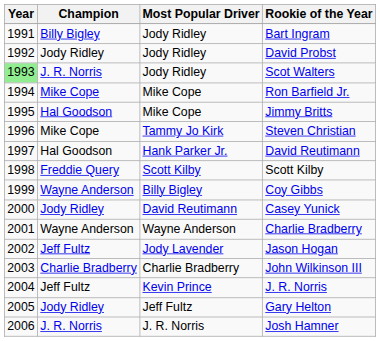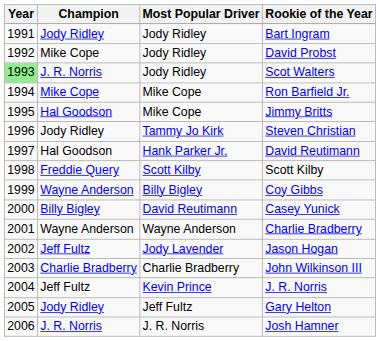(70, 33) Billy Bigley -> (72, 33) Jody Ridley
(72, 53) Jody Ridley -> (70, 53) Mike Cope
(70, 131) Mike Cope -> (72, 131) Jody Ridley
(72, 209) Jody Ridley -> (70, 209) Billy Bigley
